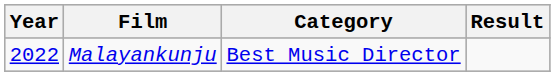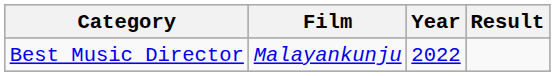columns swapped: (34, 22) <-> (344, 22)
